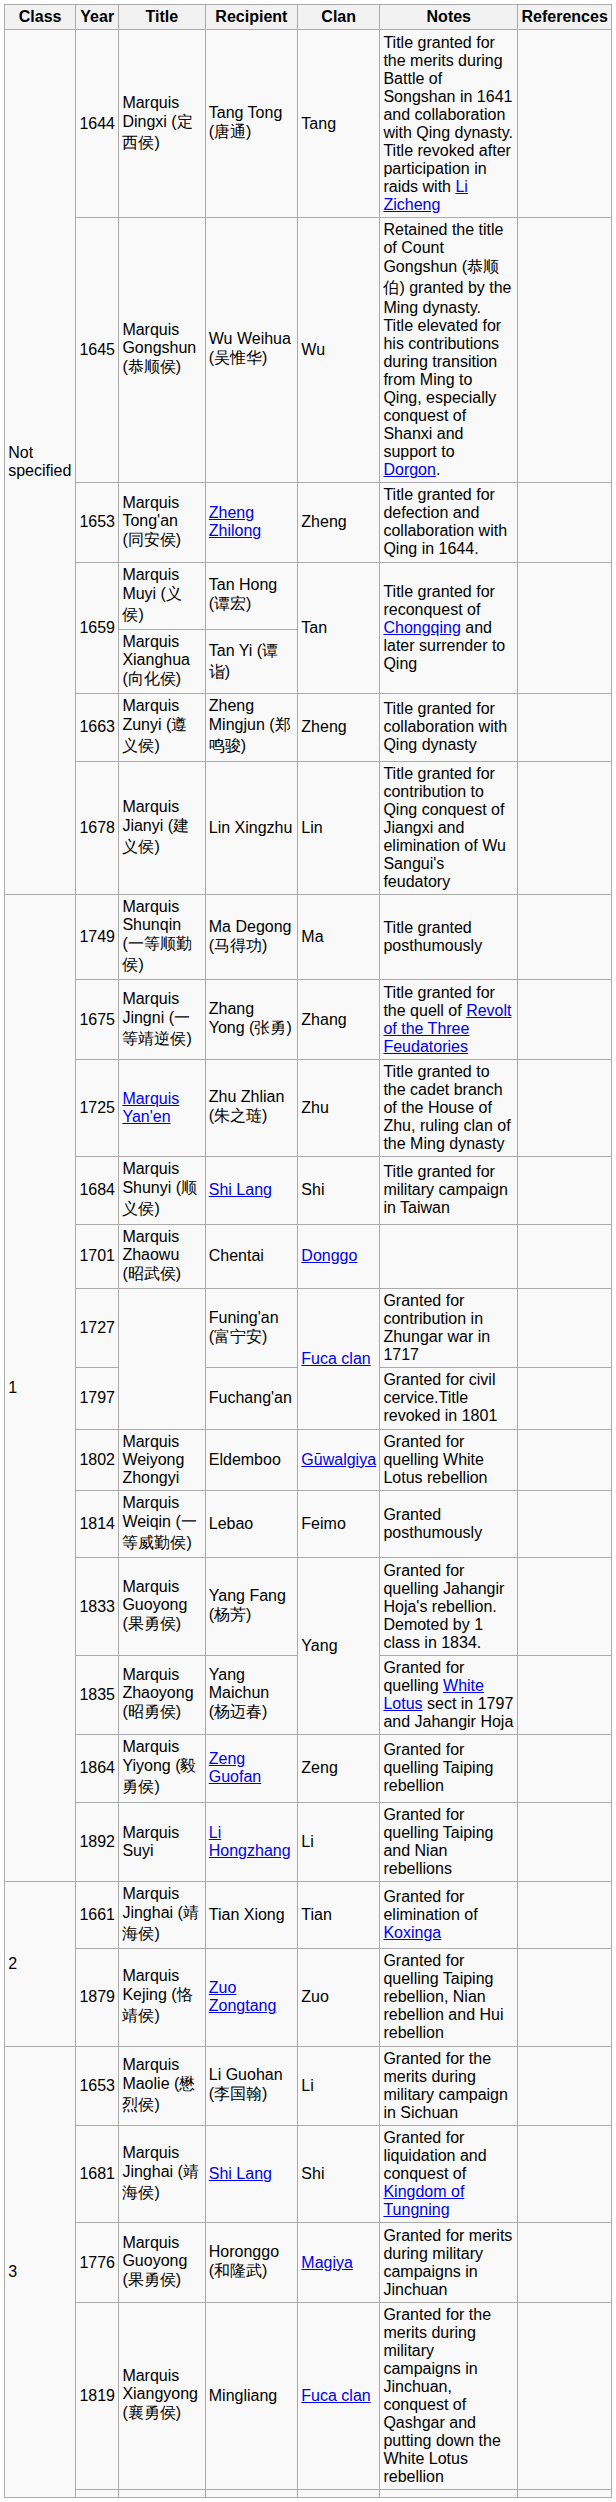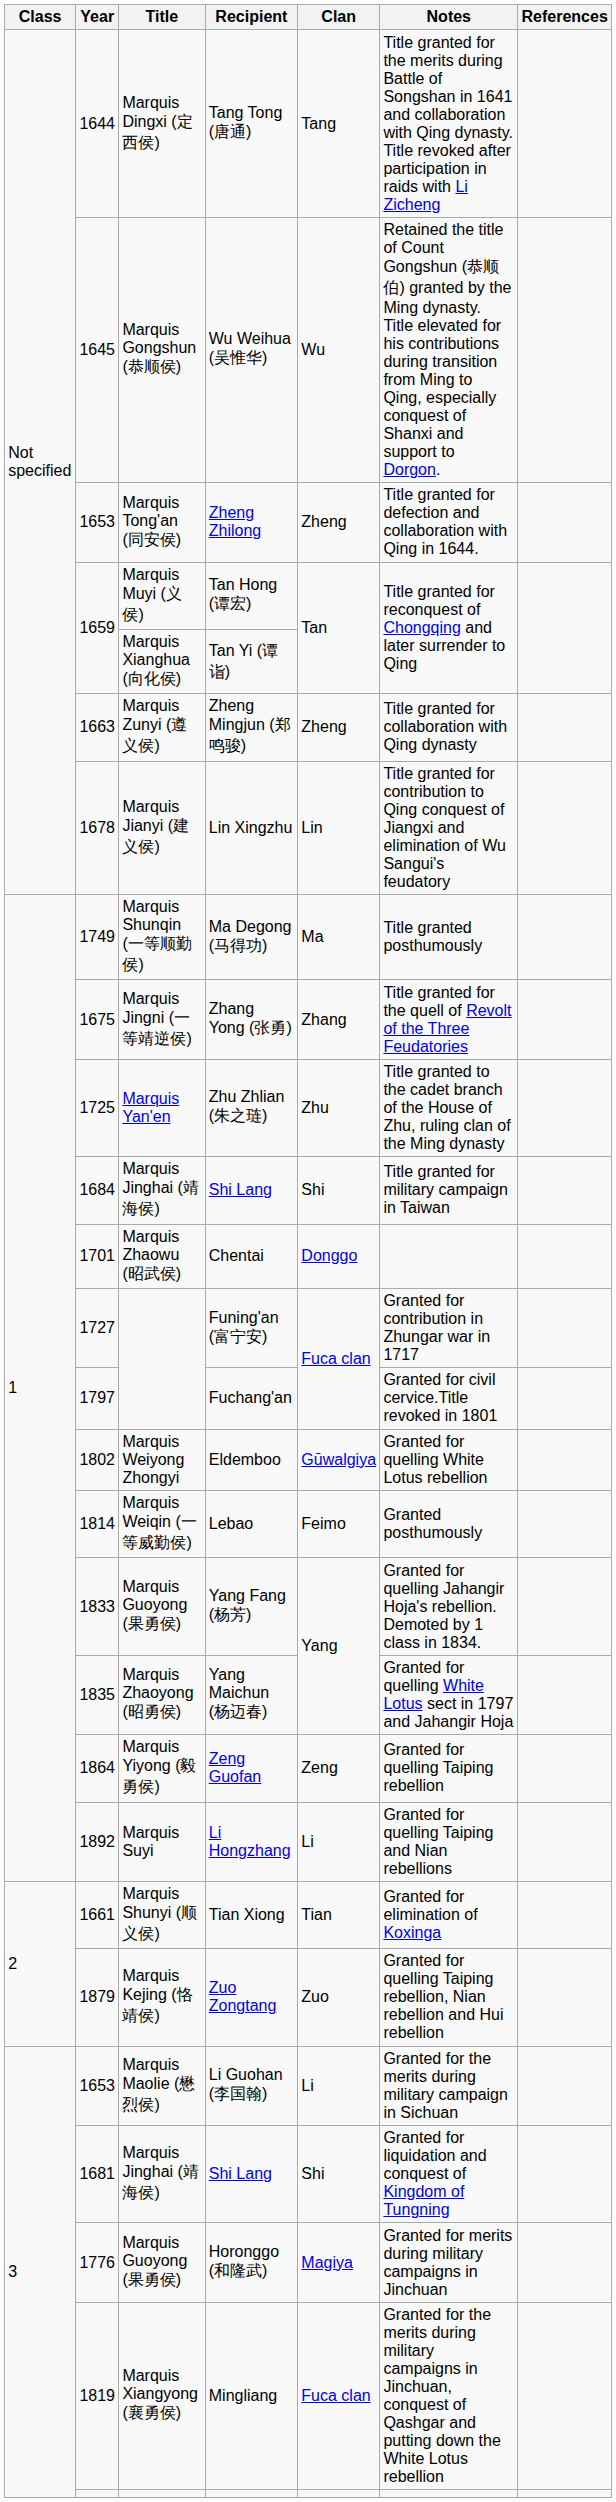(160, 1189) Marquis Shunyi (顺义侯) -> (161, 1189) Marquis Jinghai (靖海侯)
(161, 1914) Marquis Jinghai (靖海侯) -> (160, 1914) Marquis Shunyi (顺义侯)
